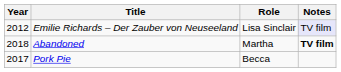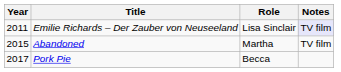(18, 28) 2012 -> (17, 28) 2011
(18, 43) 2018 -> (18, 43) 2015
(317, 43) bold -> (316, 43) normal
